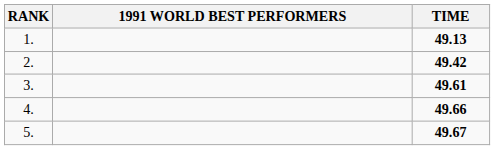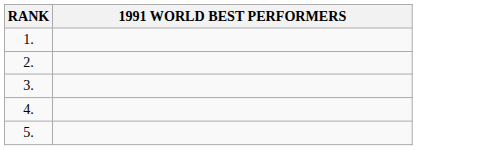- column: (451, 16)
